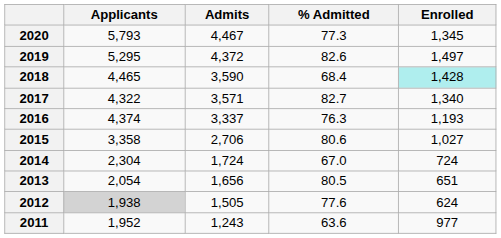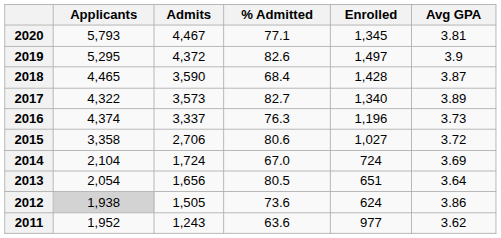+ column: (454, 15)
(334, 35) 77.3 -> (277, 35) 77.1
(447, 77) paleturquoise background -> (371, 77) no background
(227, 98) 3,571 -> (189, 98) 3,573
(447, 119) 1,193 -> (371, 119) 1,196
(124, 160) 2,304 -> (104, 160) 2,104
(334, 202) 77.6 -> (277, 202) 73.6
